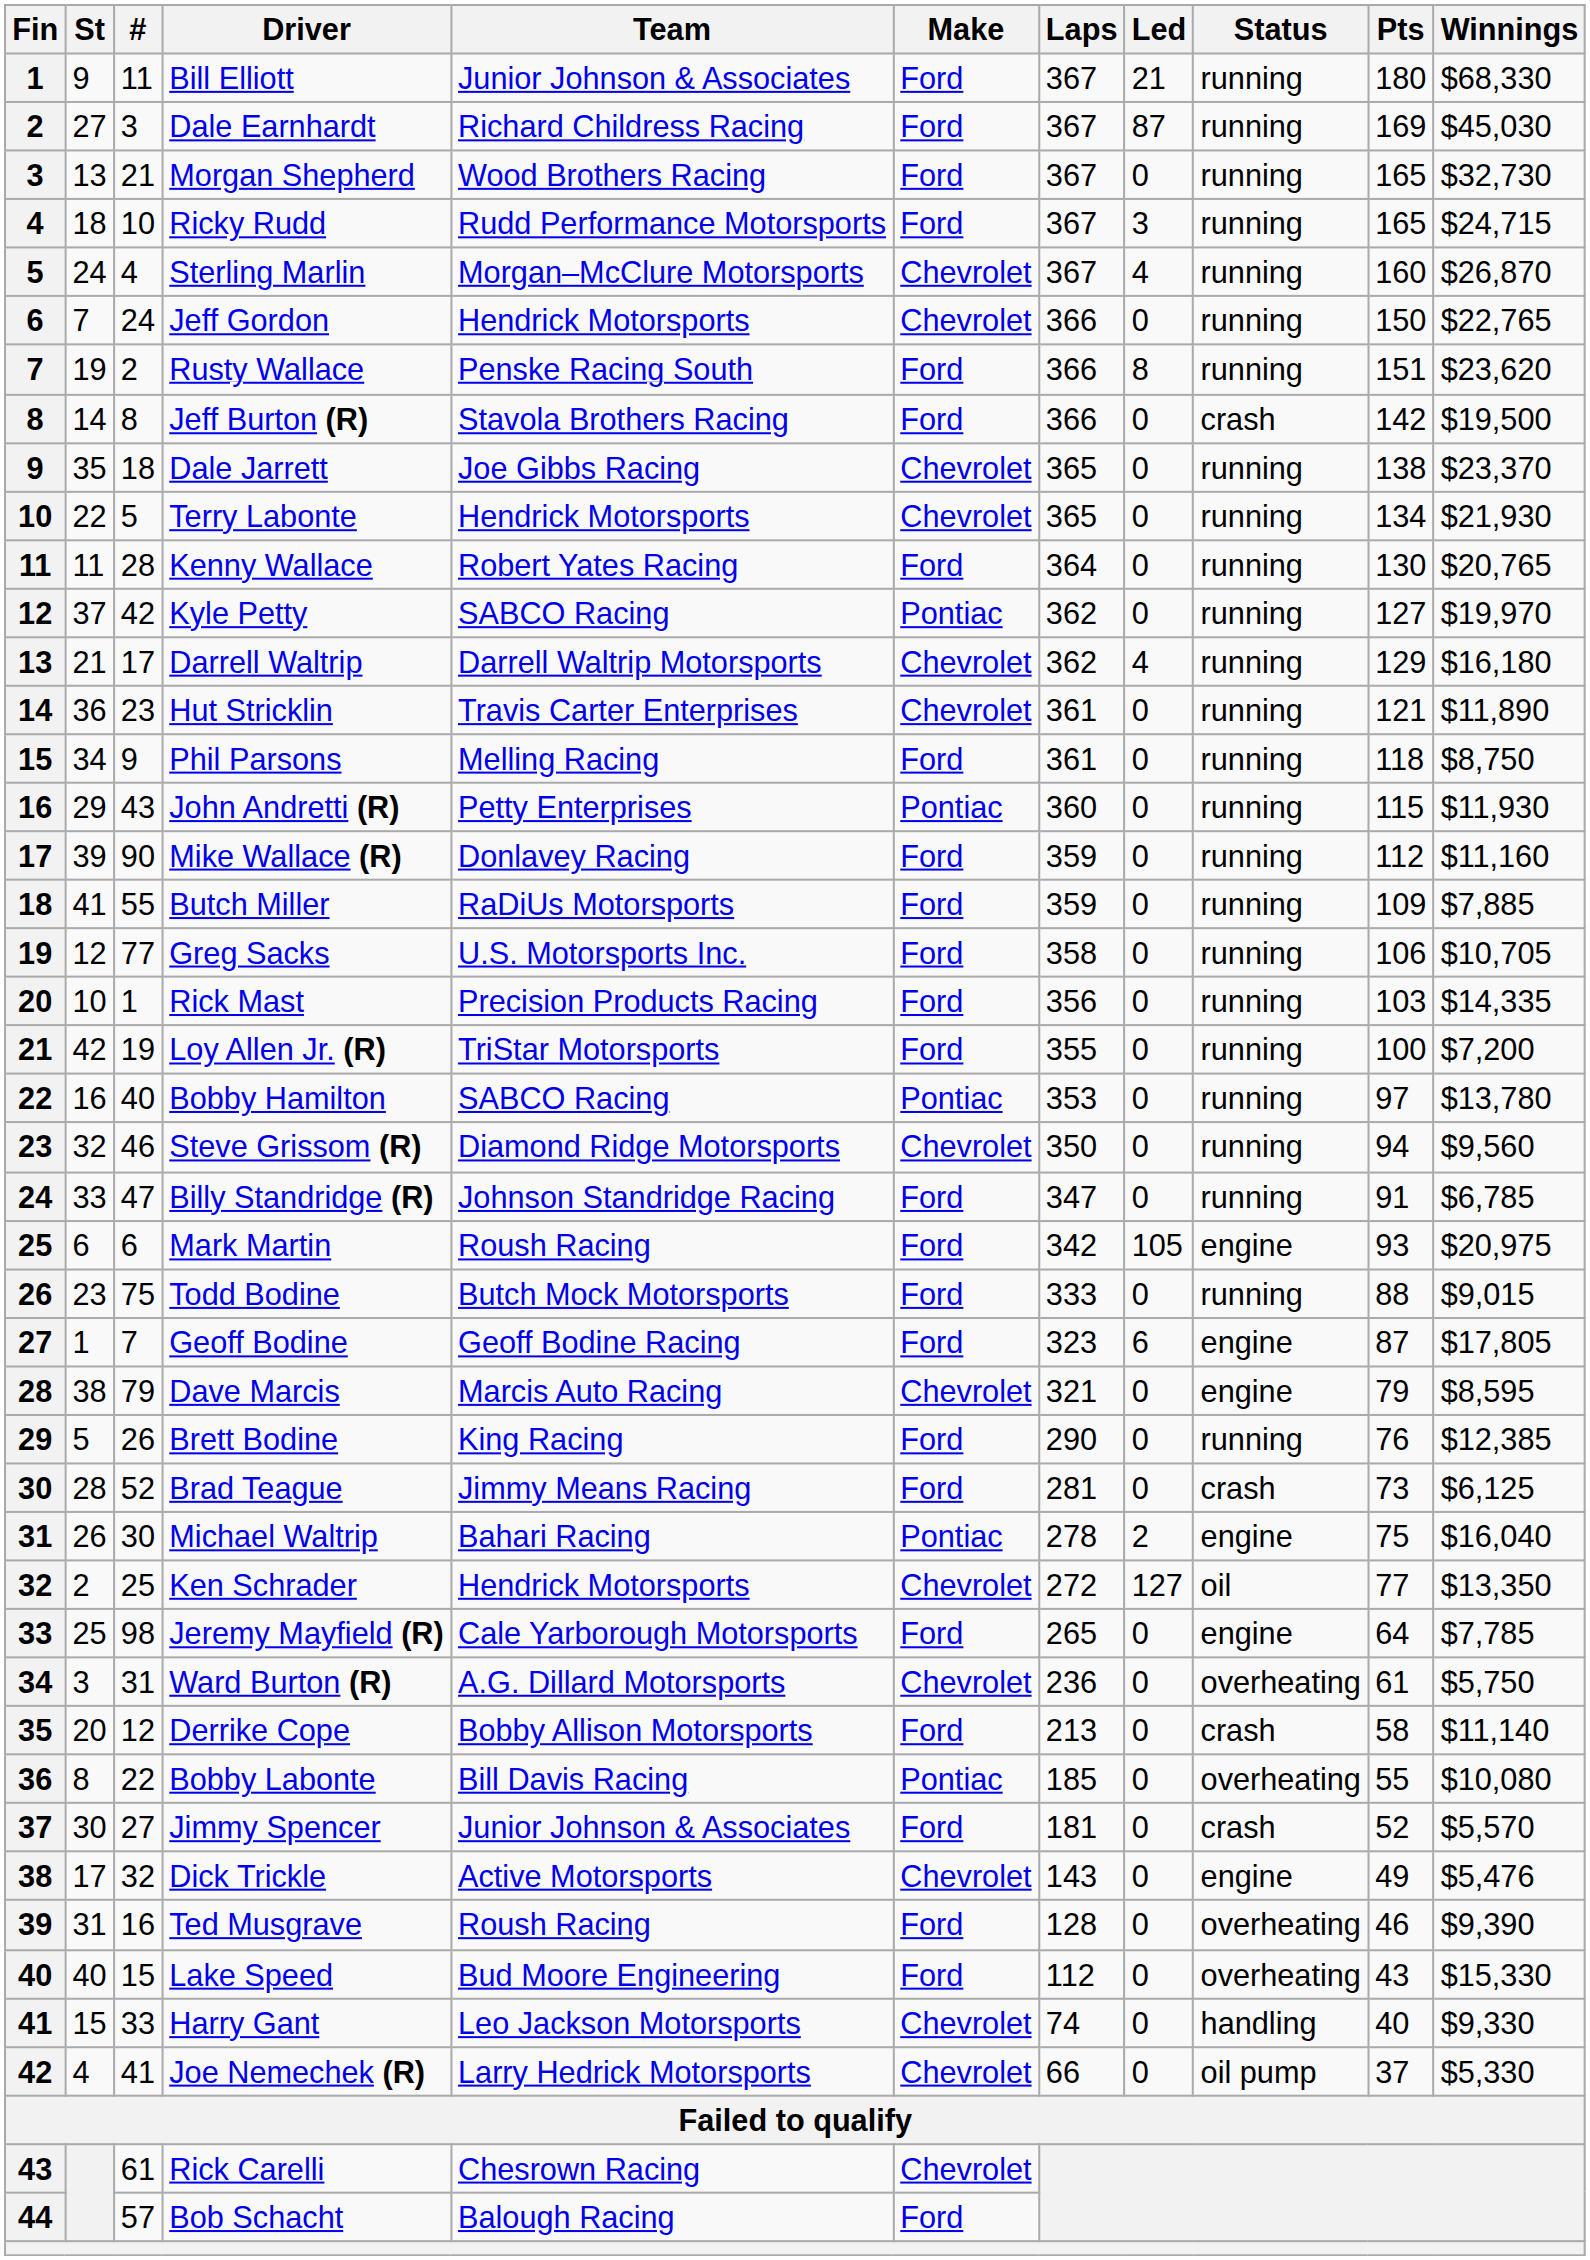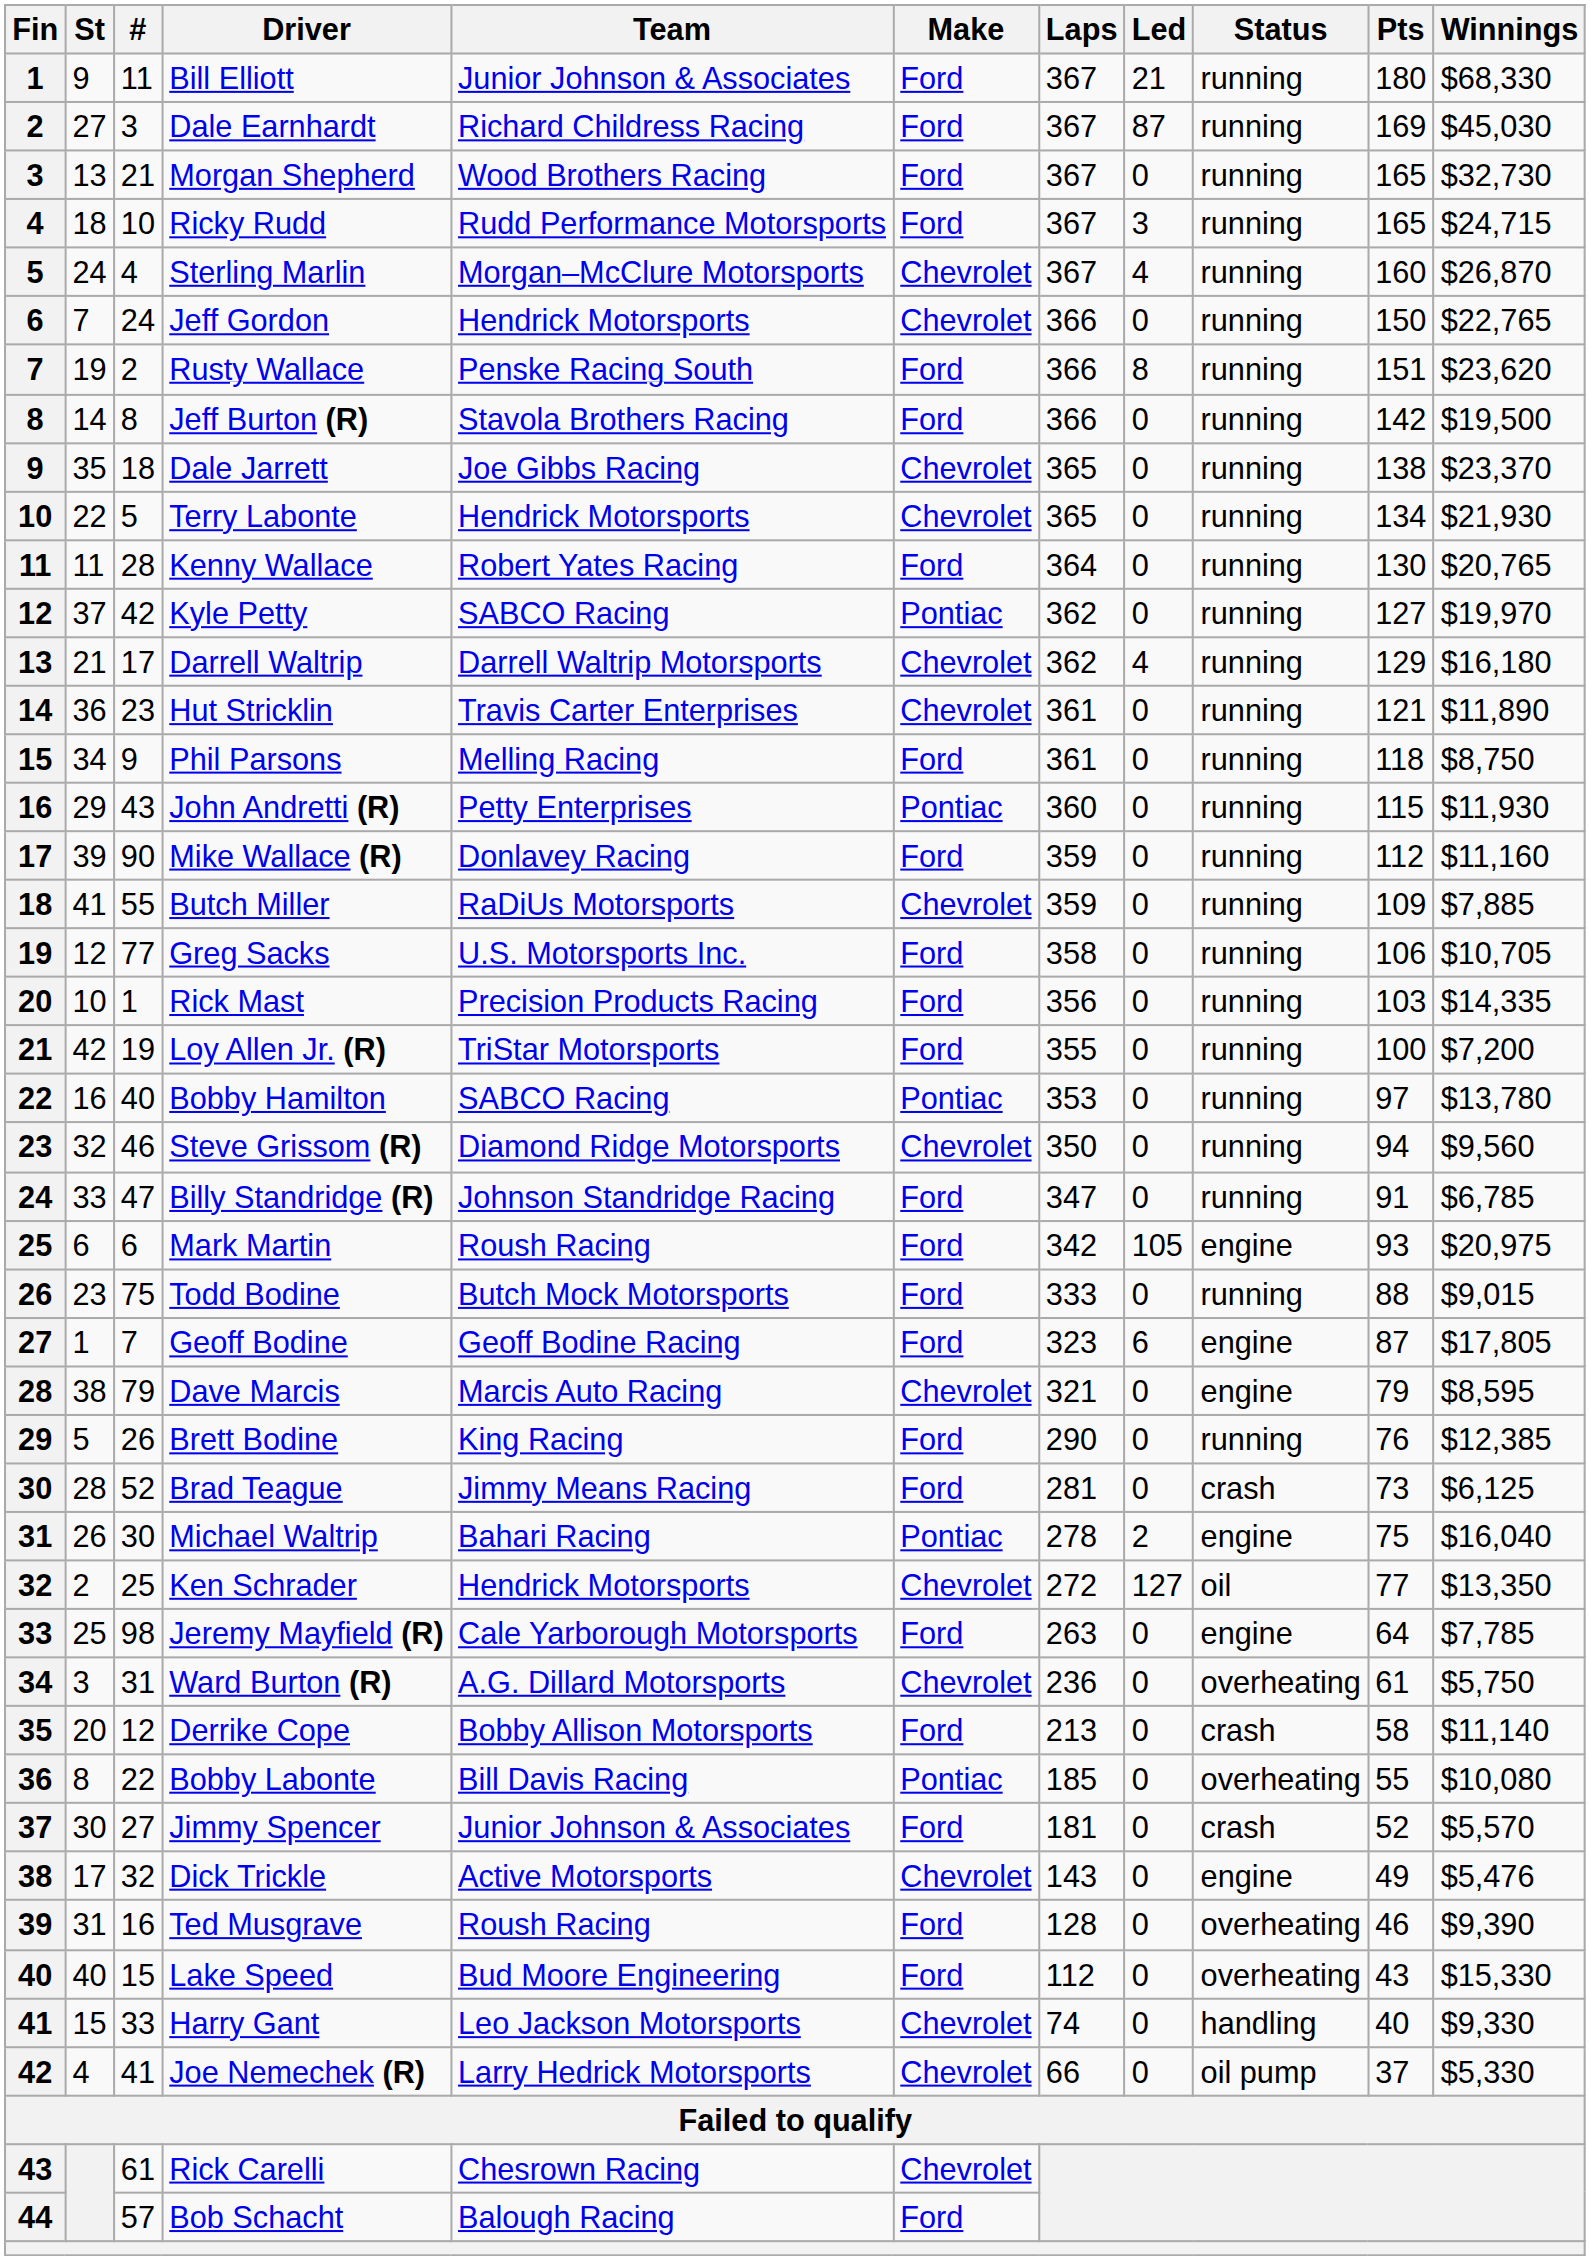(1238, 418) crash -> (1252, 418) running
(932, 904) Ford -> (966, 904) Chevrolet
(1071, 1634) 265 -> (1071, 1634) 263
